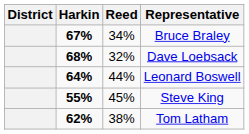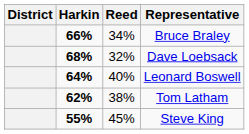(79, 35) 67% -> (79, 35) 66%
(122, 77) 44% -> (122, 77) 40%
rows swapped: (192, 118) <-> (192, 98)
